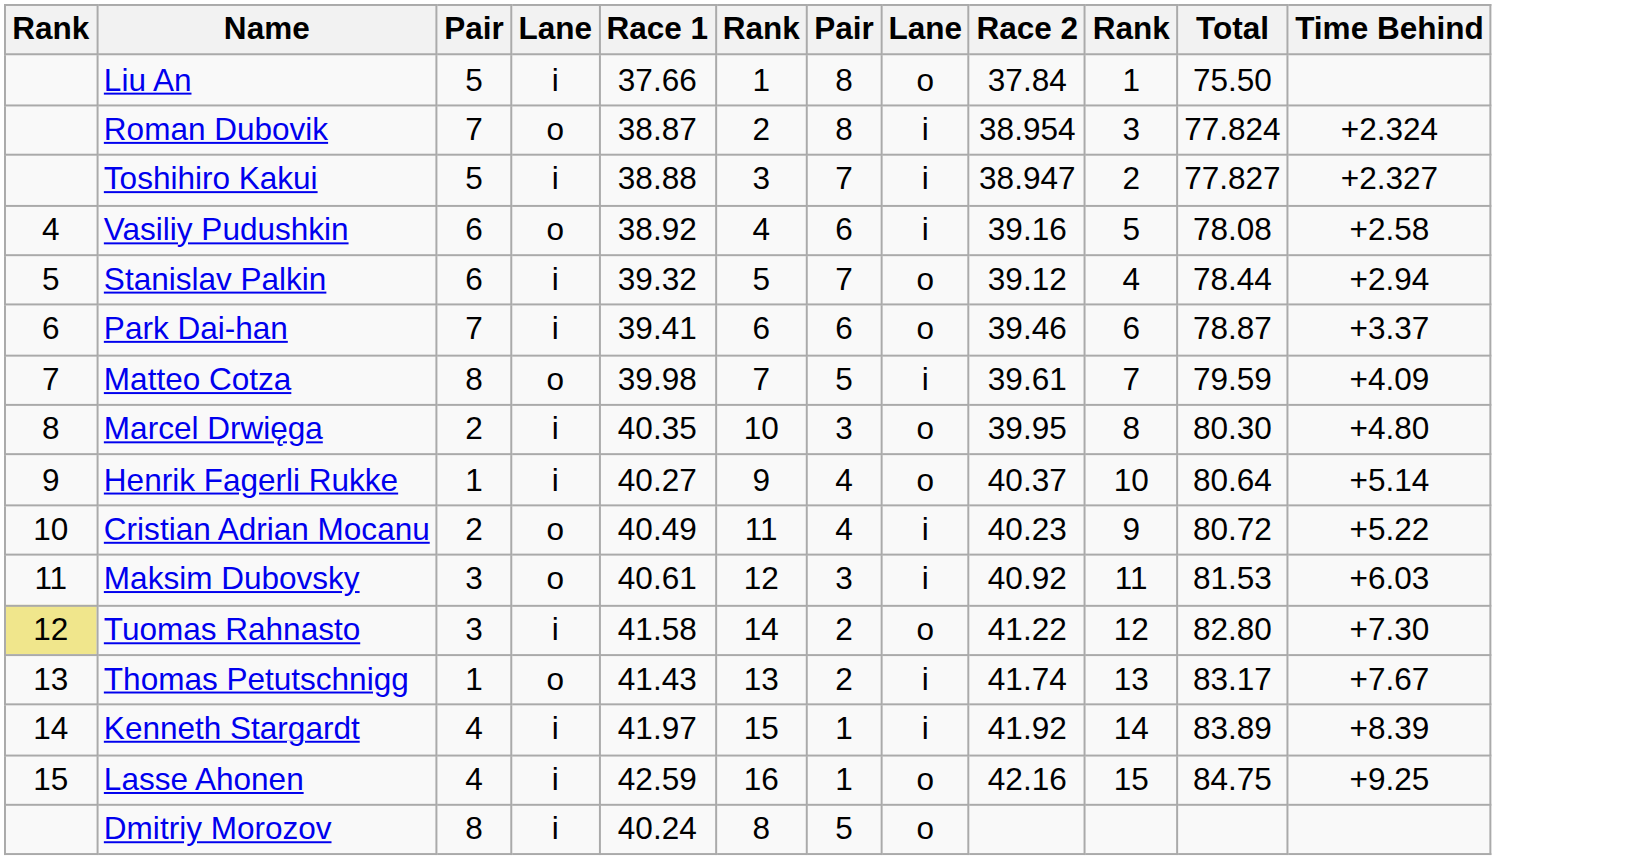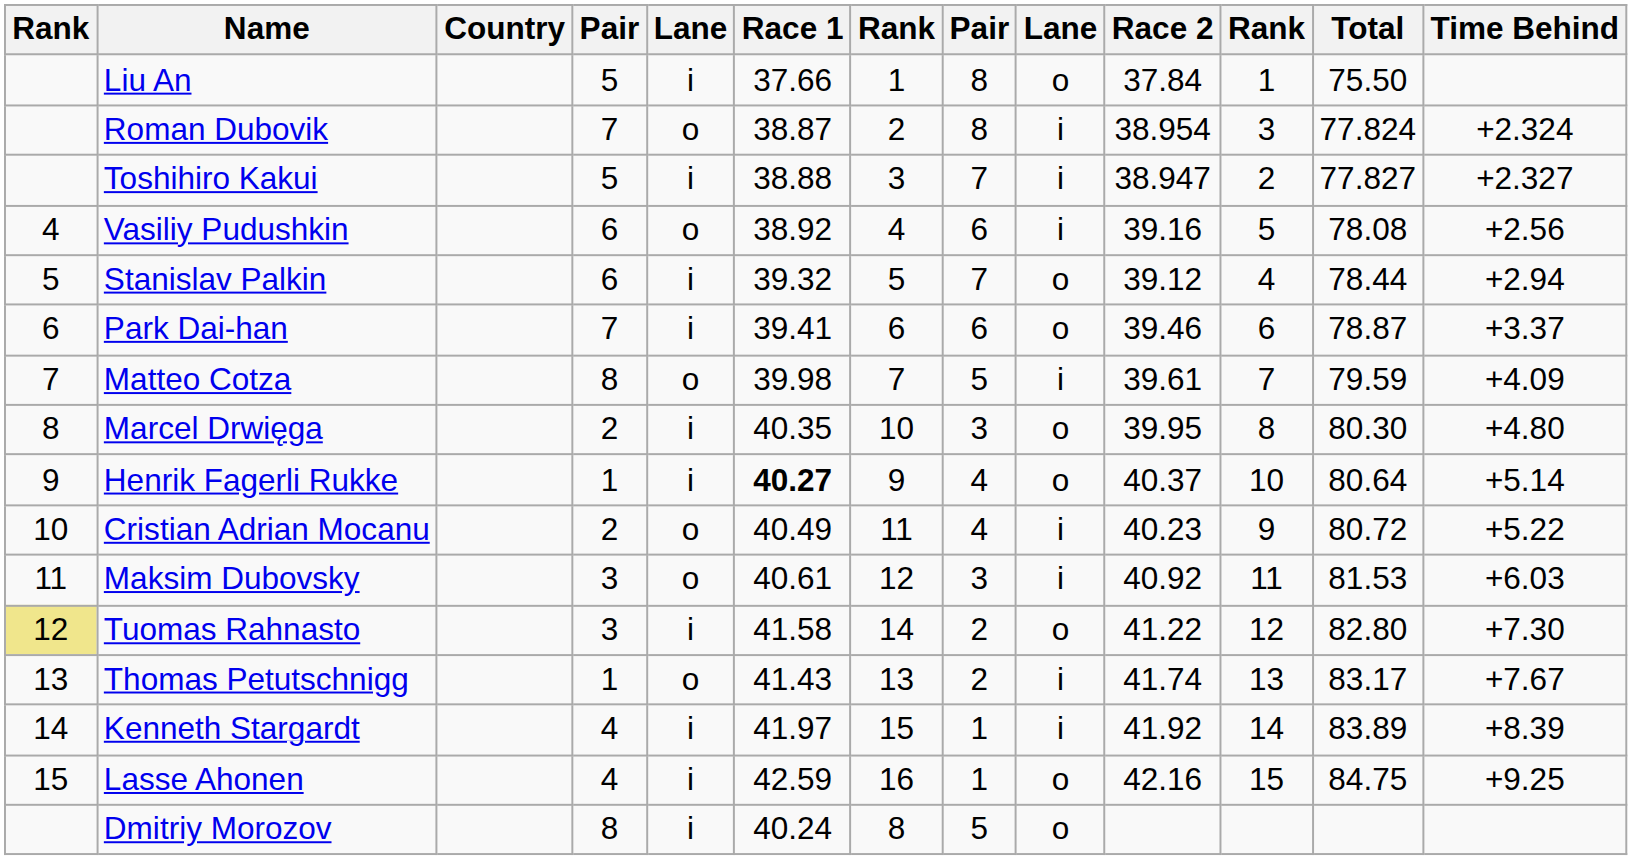+ column: (505, 29)
(1389, 229) +2.58 -> (1525, 229) +2.56
(657, 479) normal -> (793, 479) bold
